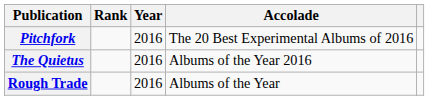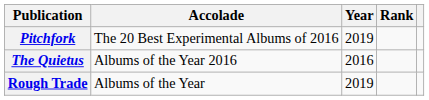columns swapped: (291, 15) <-> (111, 15)
(148, 38) 2016 -> (359, 38) 2019
(148, 83) 2016 -> (359, 83) 2019
